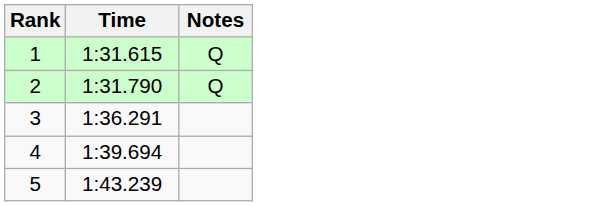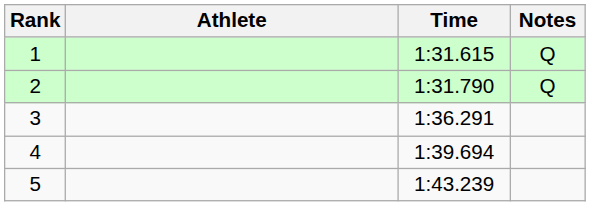+ column: (232, 20)
